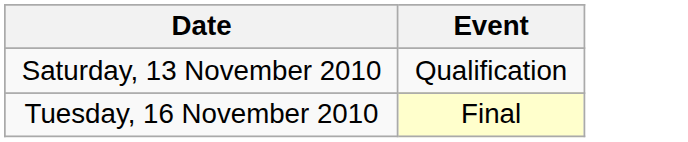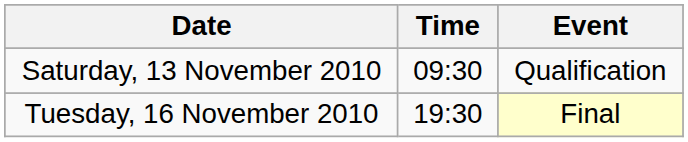+ column: (448, 26)
